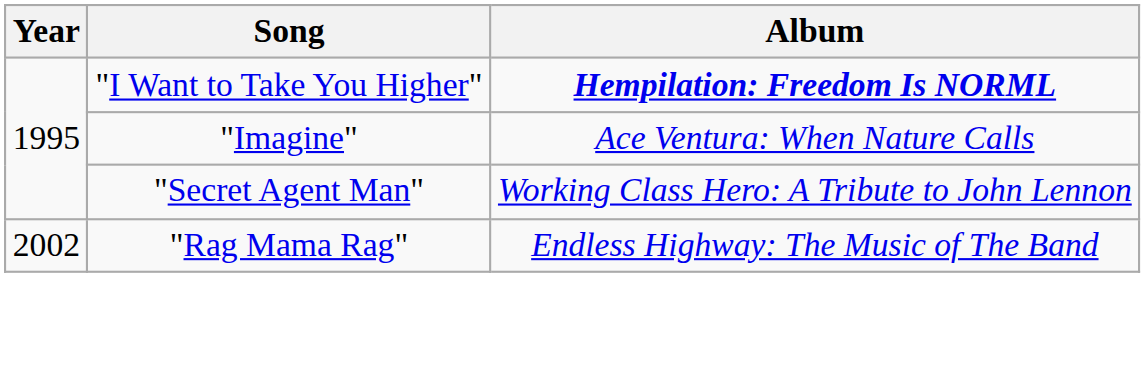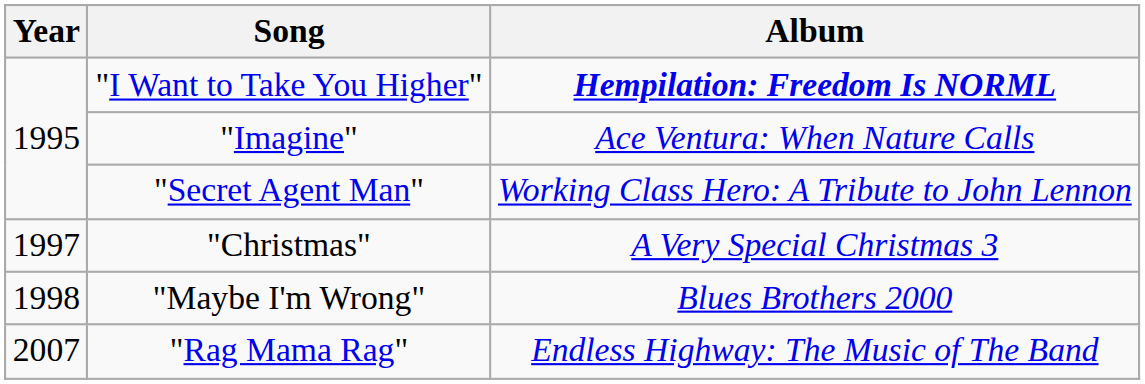+ row: (289, 244)
+ row: (289, 297)
(46, 244) 2002 -> (46, 350) 2007
